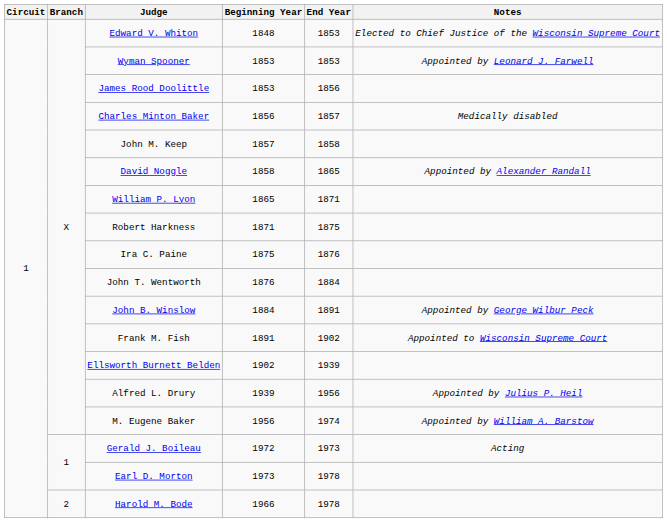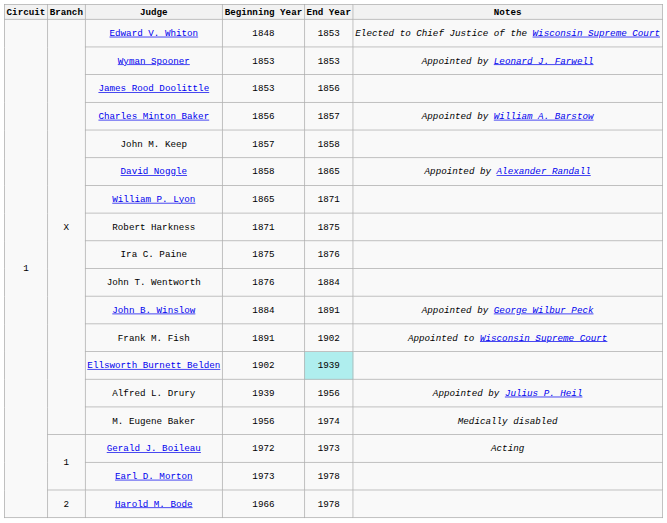(508, 116) Medically disabled -> (508, 116) Appointed by William A. Barstow
(329, 366) no background -> (329, 366) paleturquoise background
(508, 421) Appointed by William A. Barstow -> (508, 421) Medically disabled
